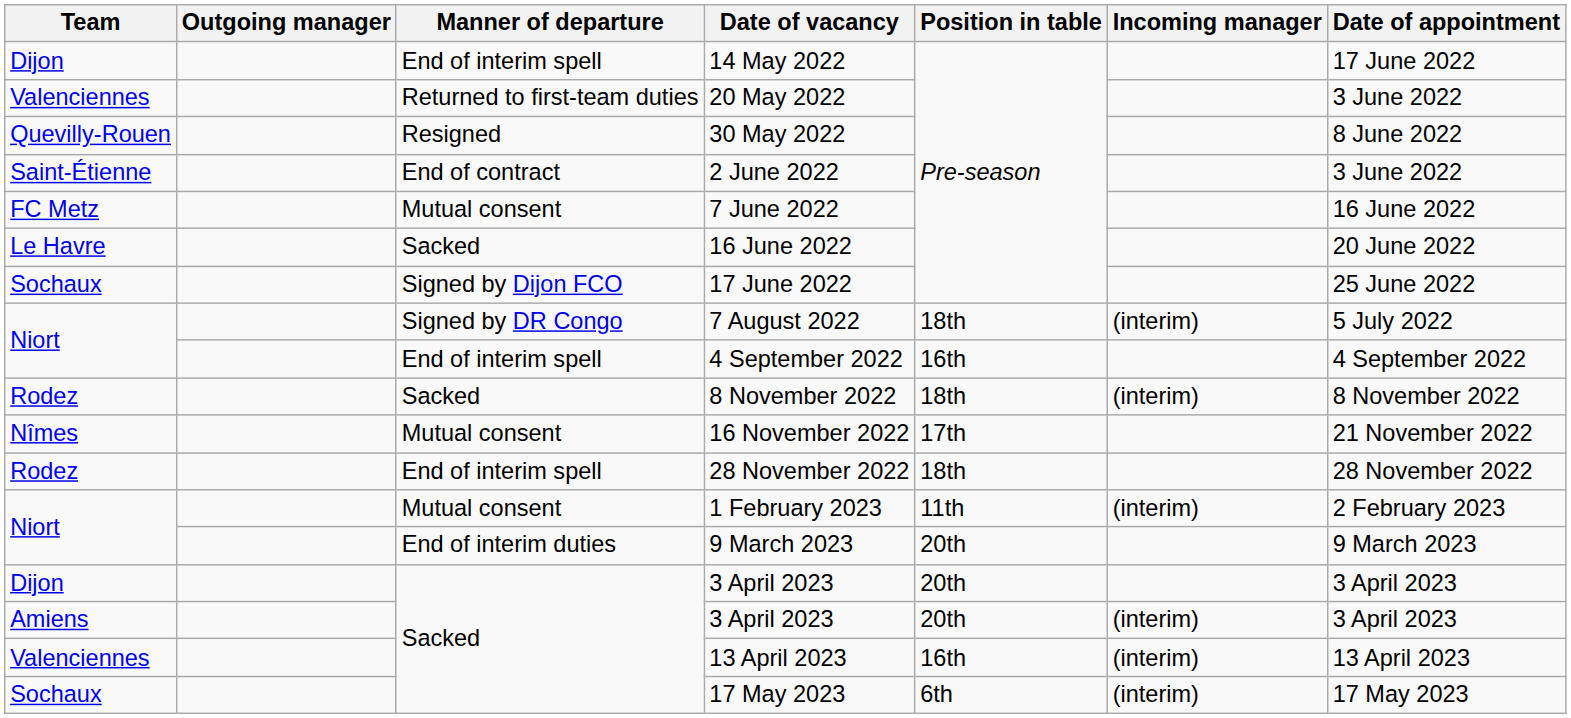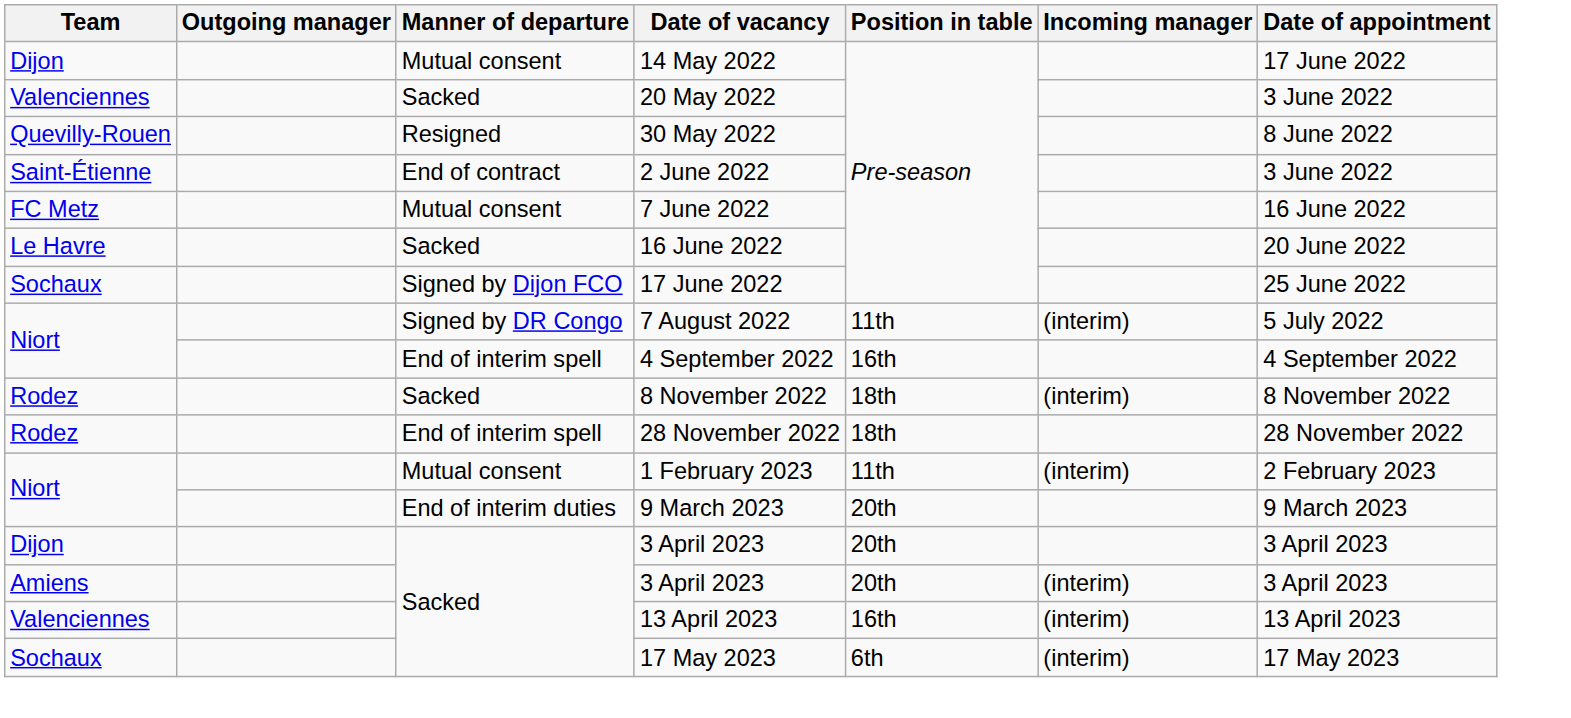(502, 60) End of interim spell -> (481, 60) Mutual consent
(550, 97) Returned to first-team duties -> (441, 97) Sacked
(943, 321) 18th -> (873, 321) 11th
- row: (44, 433)
